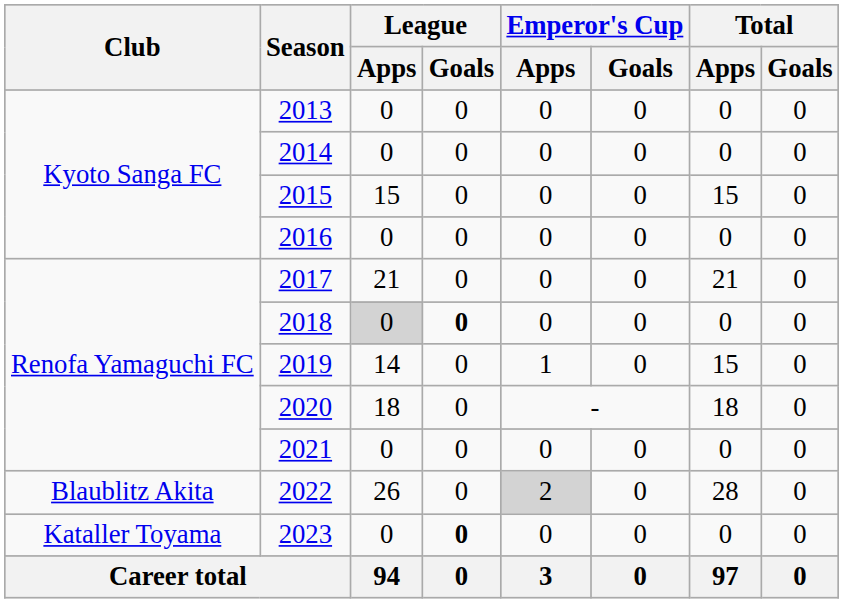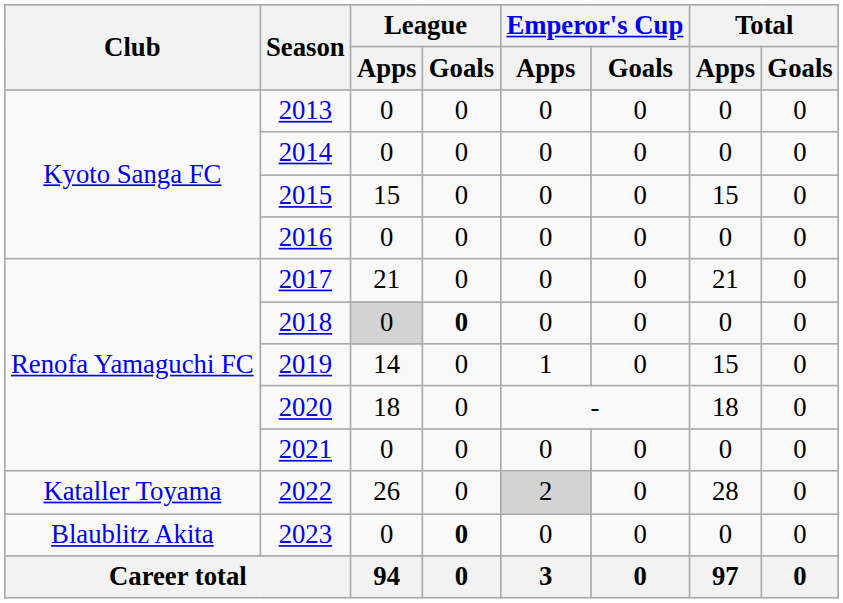(132, 491) Blaublitz Akita -> (132, 491) Kataller Toyama
(132, 534) Kataller Toyama -> (132, 534) Blaublitz Akita
